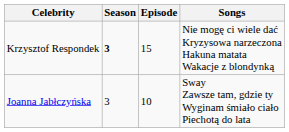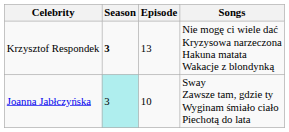(146, 48) 15 -> (146, 48) 13
(107, 101) no background -> (107, 101) paleturquoise background
